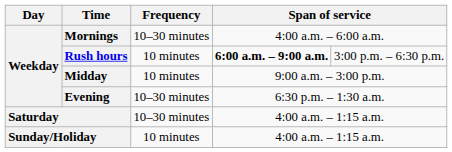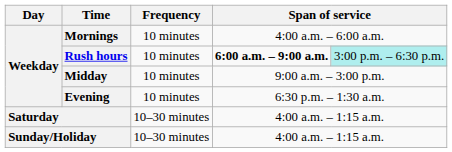(171, 35) 10–30 minutes -> (171, 35) 10 minutes
(389, 56) no background -> (389, 56) paleturquoise background
(171, 96) 10–30 minutes -> (171, 96) 10 minutes
(171, 137) 10 minutes -> (171, 137) 10–30 minutes
